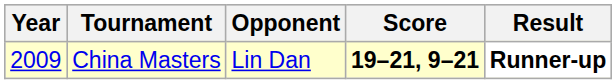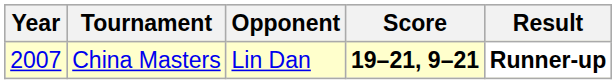(36, 60) 2009 -> (36, 60) 2007
